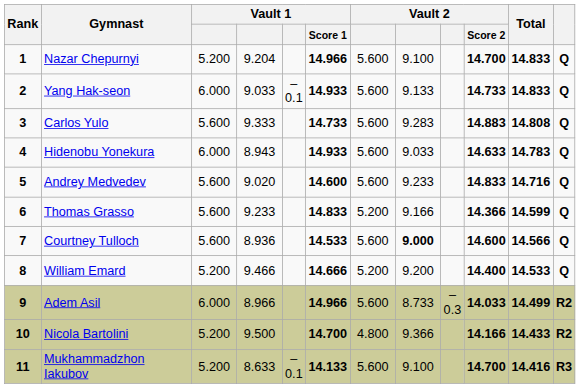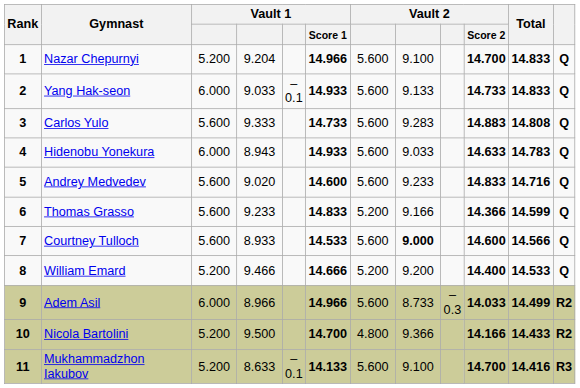(260, 241) 8.936 -> (260, 241) 8.933
